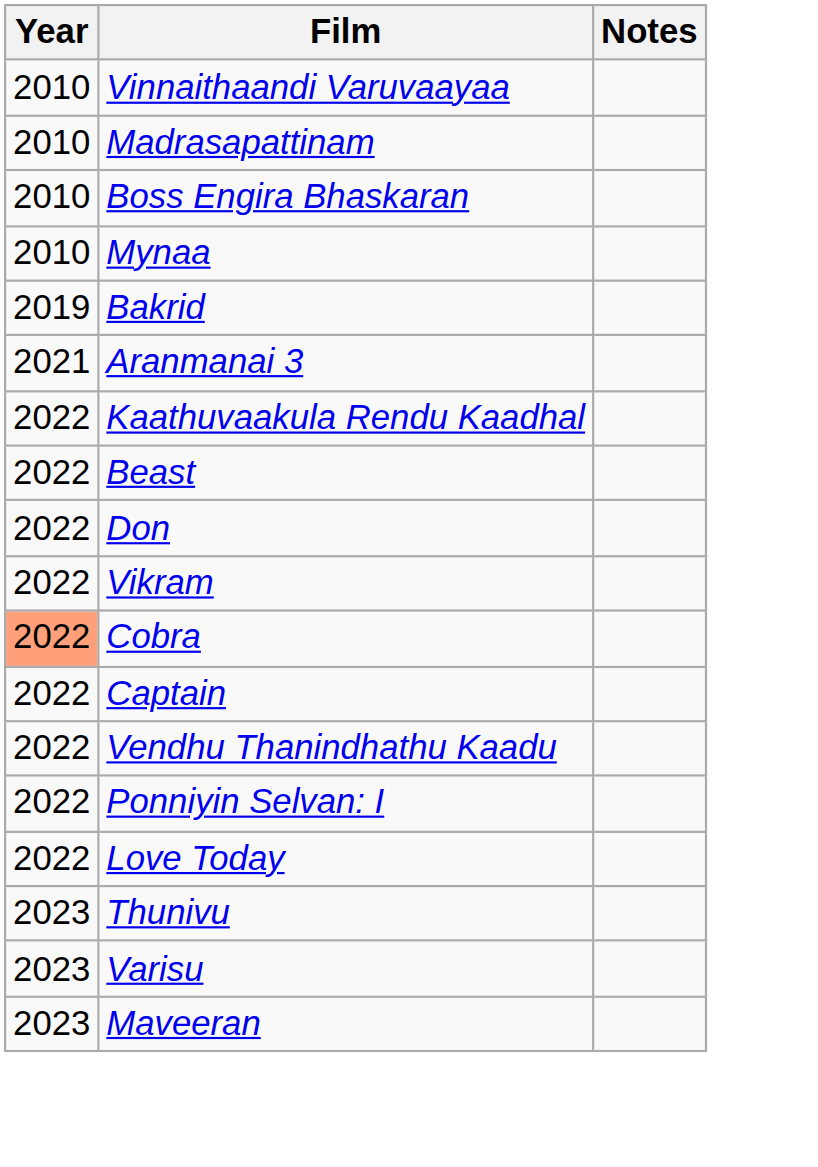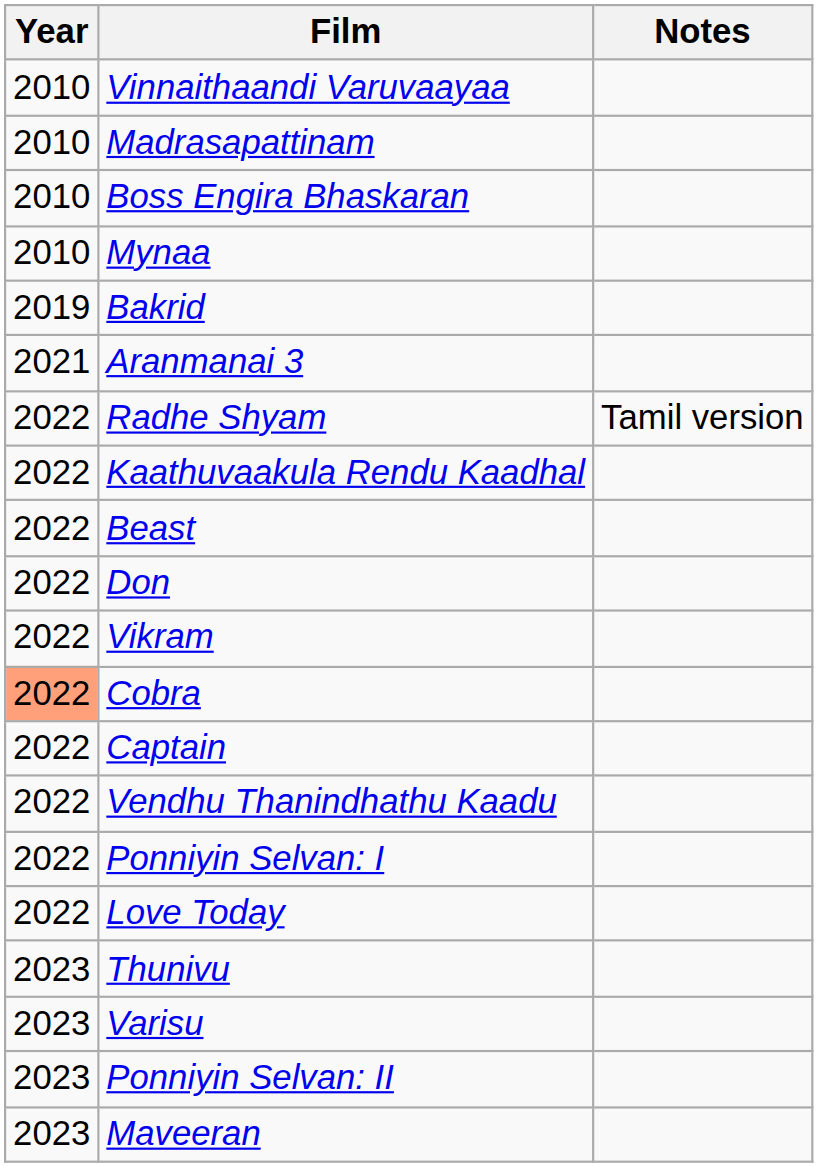+ row: (216, 417)
+ row: (250, 1078)
